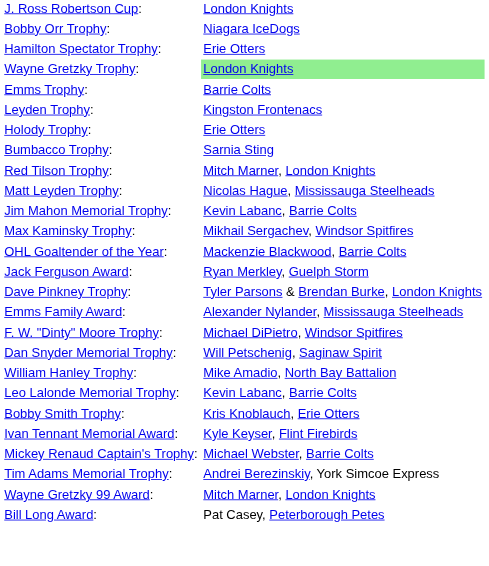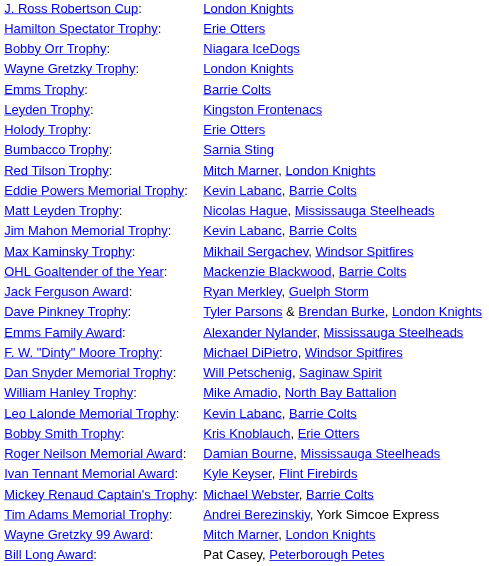rows swapped: (83, 49) <-> (57, 28)
(248, 69) lightgreen background -> (248, 69) no background
+ row: (96, 190)
+ row: (95, 454)
